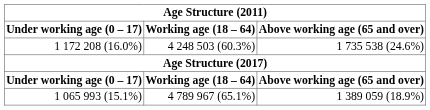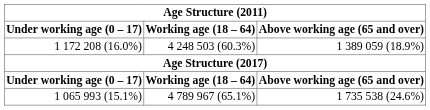(380, 46) 1 735 538 (24.6%) -> (380, 46) 1 389 059 (18.9%)
(380, 96) 1 389 059 (18.9%) -> (380, 96) 1 735 538 (24.6%)
